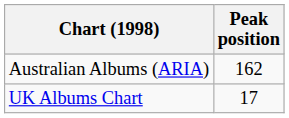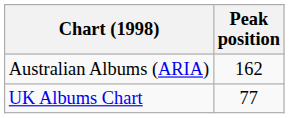(249, 98) 17 -> (249, 98) 77
